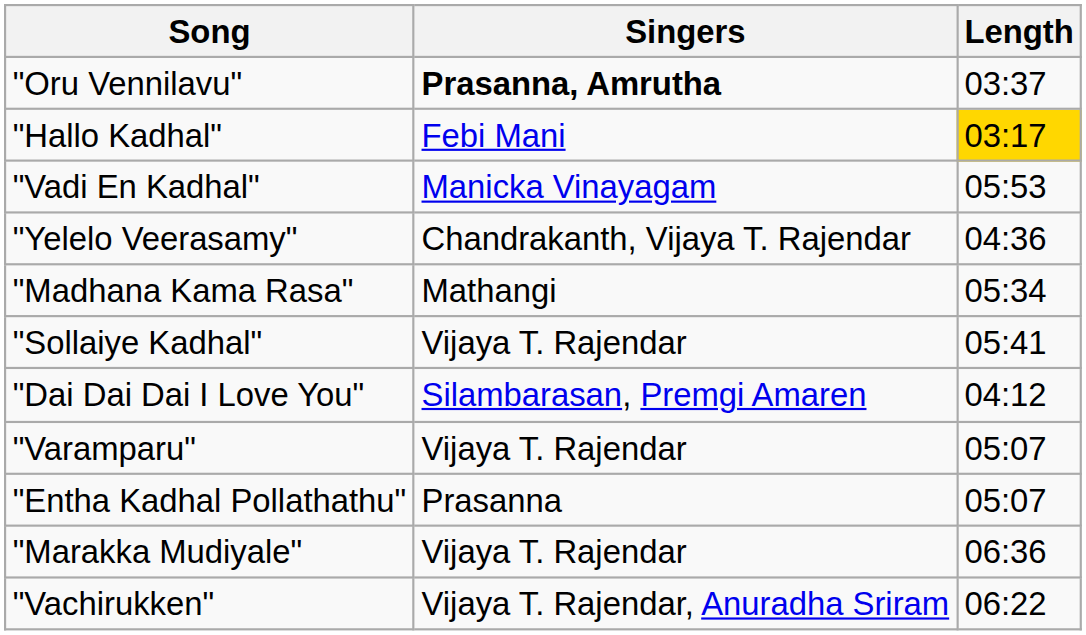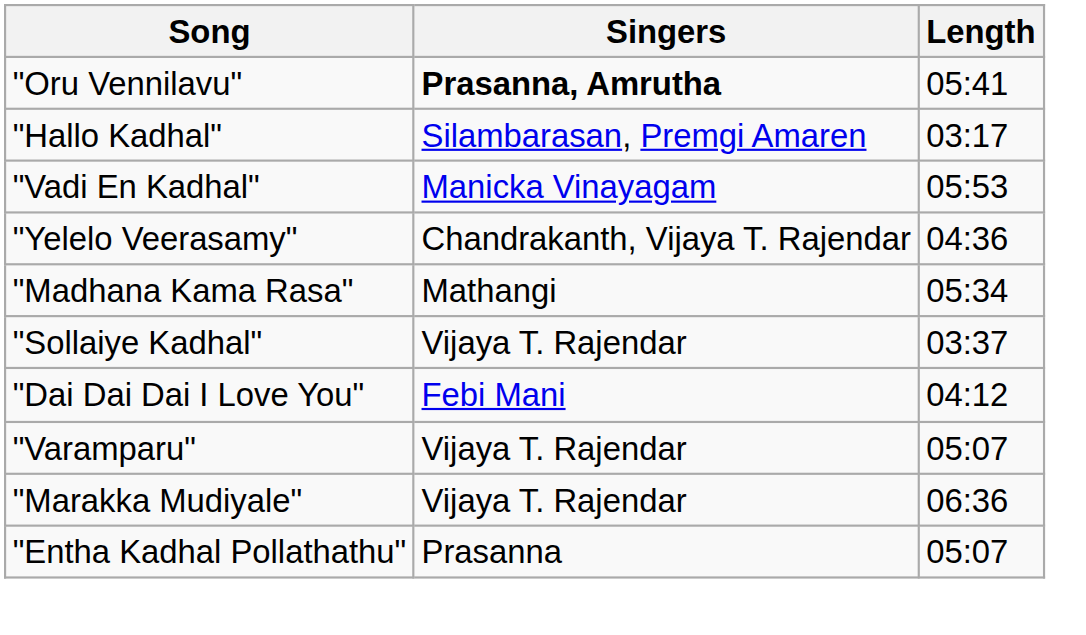(1005, 83) 03:37 -> (967, 83) 05:41
(494, 135) Febi Mani -> (644, 135) Silambarasan, Premgi Amaren
(1005, 135) gold background -> (967, 135) no background
(1005, 343) 05:41 -> (967, 343) 03:37
(644, 395) Silambarasan, Premgi Amaren -> (494, 395) Febi Mani
rows swapped: (157, 551) <-> (209, 499)
- row: (113, 603)
